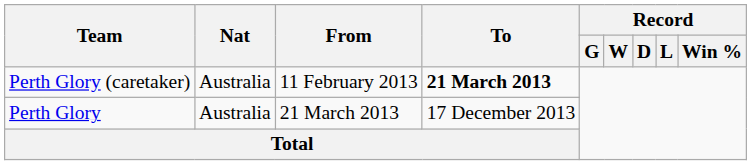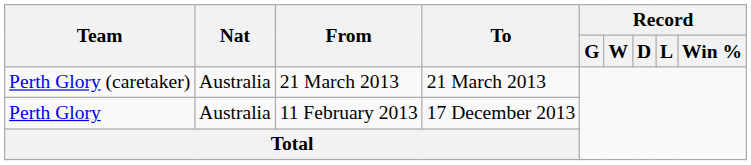(349, 81) 11 February 2013 -> (339, 81) 21 March 2013
(489, 81) bold -> (486, 81) normal
(339, 112) 21 March 2013 -> (349, 112) 11 February 2013
